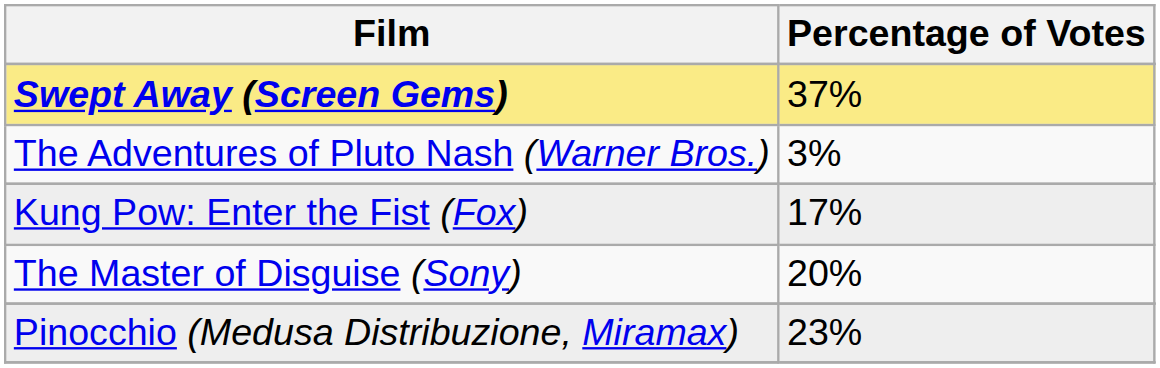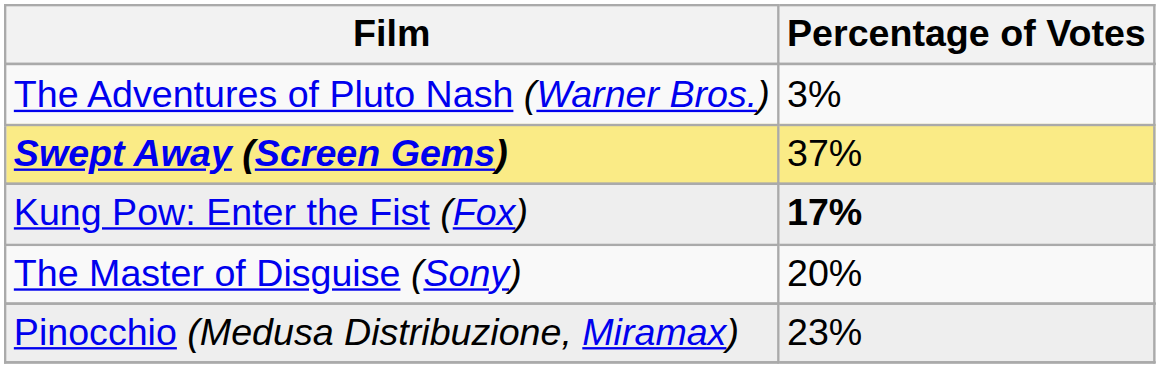rows swapped: (261, 93) <-> (392, 153)
(825, 213) normal -> (825, 213) bold
